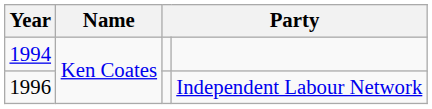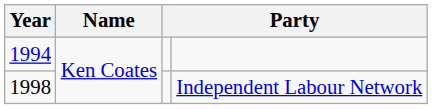(30, 86) 1996 -> (30, 86) 1998
